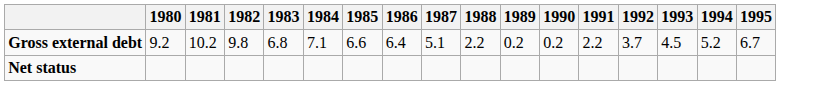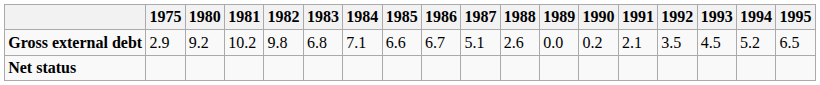+ column: (165, 17)
(396, 42) 6.4 -> (435, 42) 6.7
(474, 42) 2.2 -> (514, 42) 2.6
(514, 42) 0.2 -> (553, 42) 0.0
(593, 42) 2.2 -> (632, 42) 2.1
(632, 42) 3.7 -> (671, 42) 3.5
(750, 42) 6.7 -> (789, 42) 6.5
